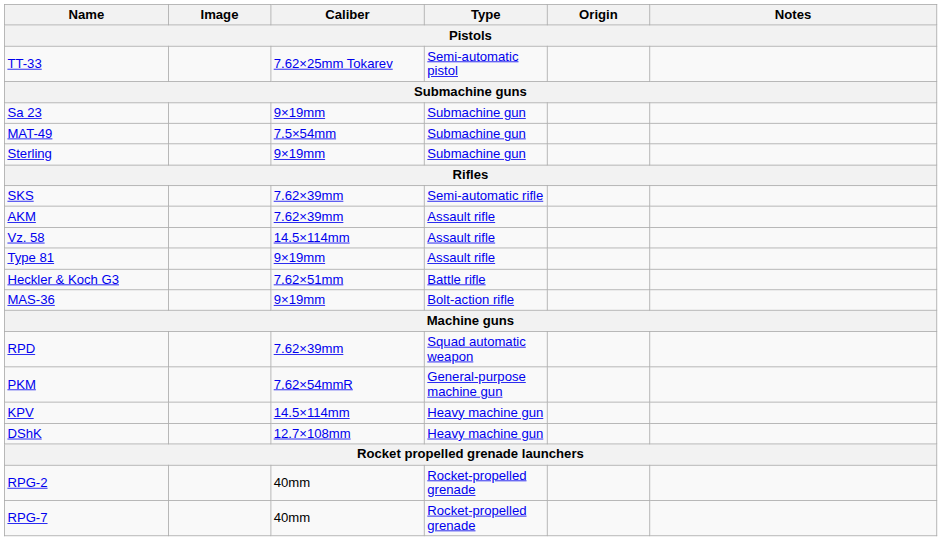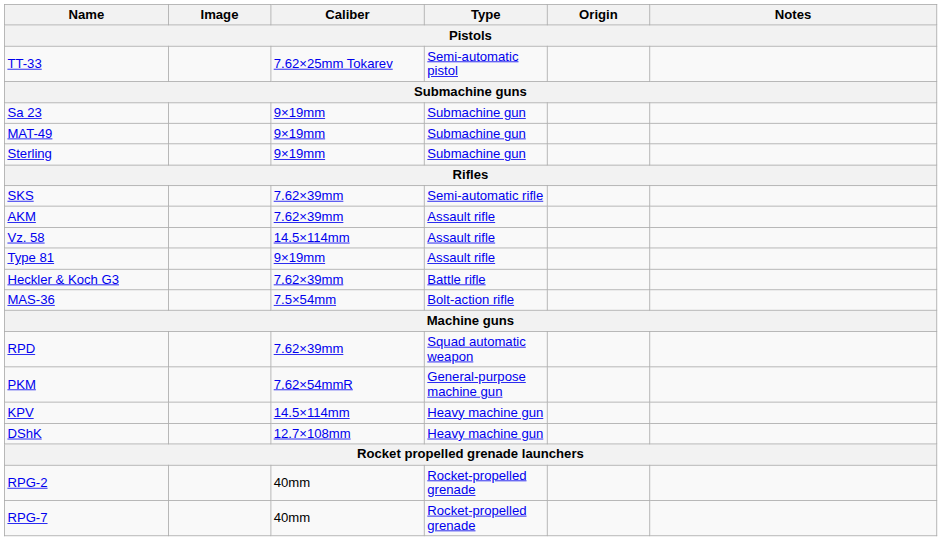(305, 133) 7.5×54mm -> (299, 133) 9×19mm
(309, 279) 7.62×51mm -> (309, 279) 7.62×39mm
(299, 300) 9×19mm -> (305, 300) 7.5×54mm
